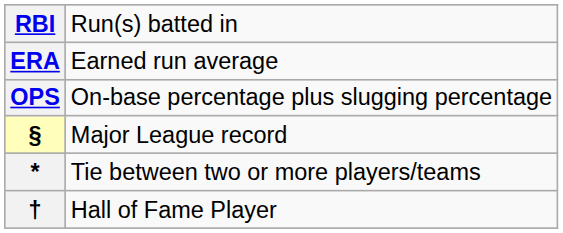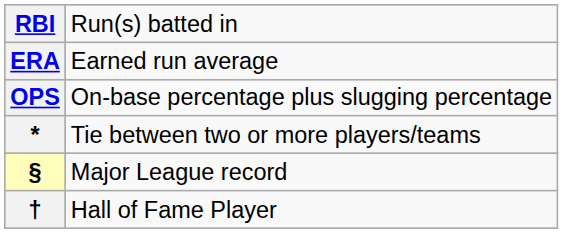rows swapped: (35, 172) <-> (35, 135)
